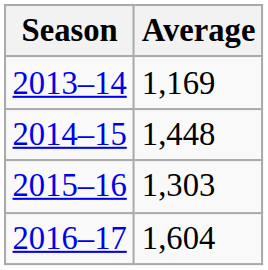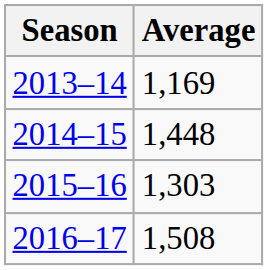(179, 237) 1,604 -> (179, 237) 1,508
